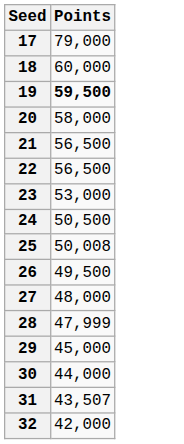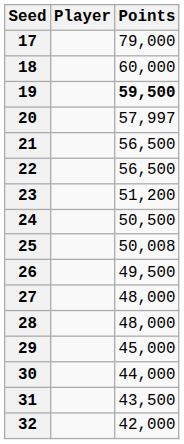+ column: (82, 18)
(82, 120) 58,000 -> (147, 120) 57,997
(82, 196) 53,000 -> (147, 196) 51,200
(82, 324) 47,999 -> (147, 324) 48,000
(82, 401) 43,507 -> (147, 401) 43,500
